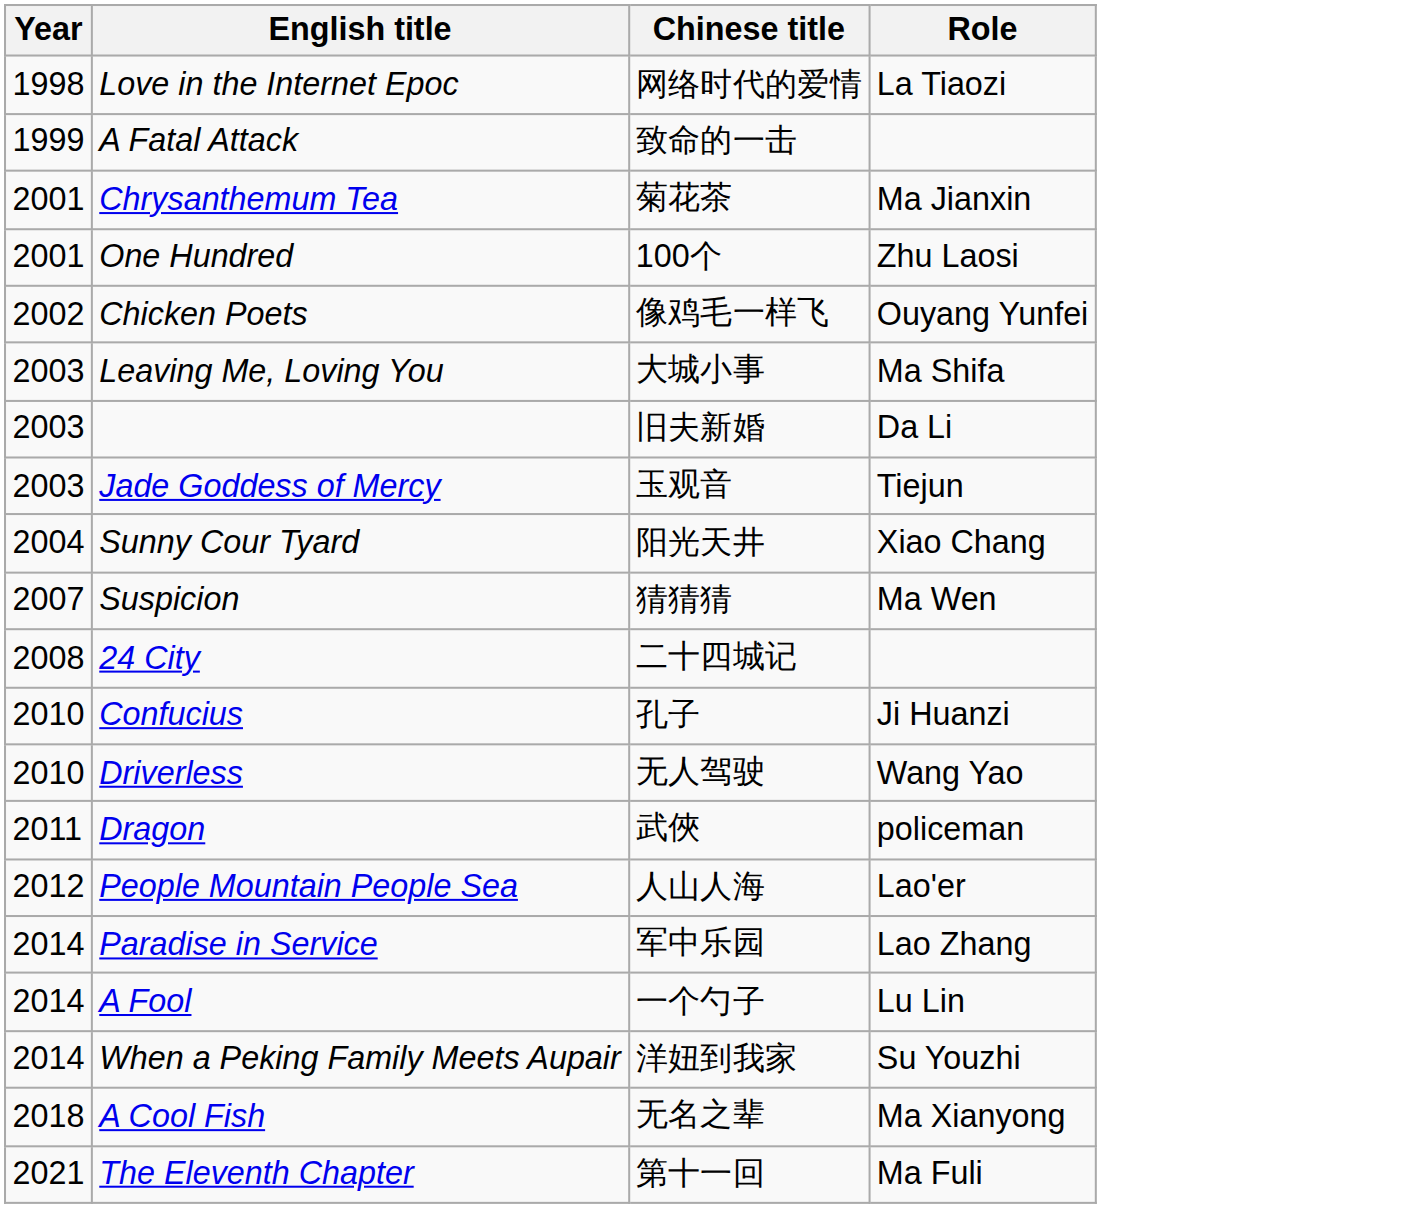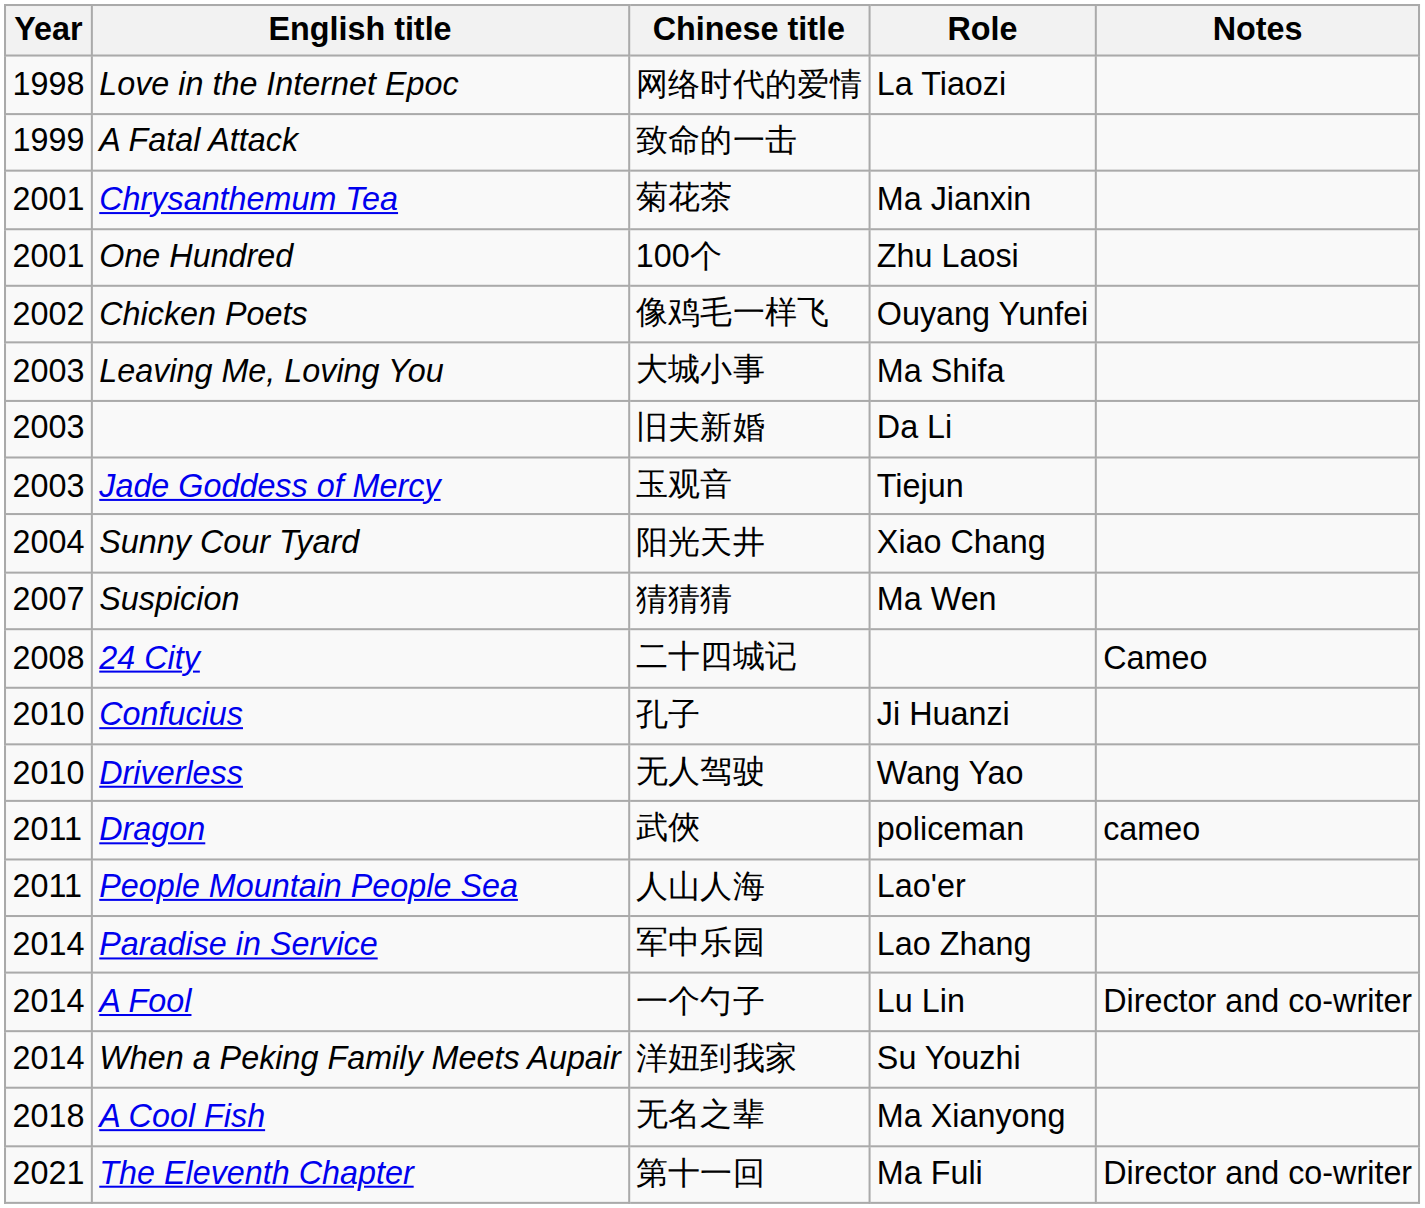+ column: (1258, 30)
(48, 886) 2012 -> (47, 886) 2011
